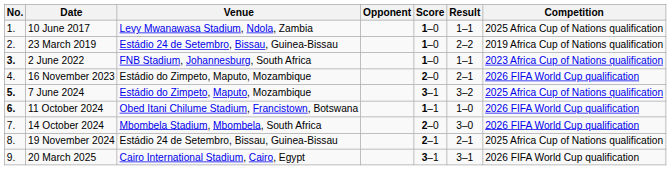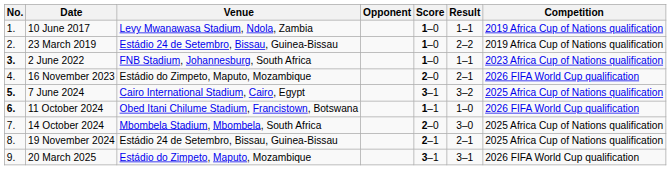(574, 28) 2025 Africa Cup of Nations qualification -> (574, 28) 2019 Africa Cup of Nations qualification
(215, 92) Estádio do Zimpeto, Maputo, Mozambique -> (212, 92) Cairo International Stadium, Cairo, Egypt
(562, 125) 2026 FIFA World Cup qualification -> (574, 125) 2025 Africa Cup of Nations qualification
(212, 157) Cairo International Stadium, Cairo, Egypt -> (215, 157) Estádio do Zimpeto, Maputo, Mozambique
